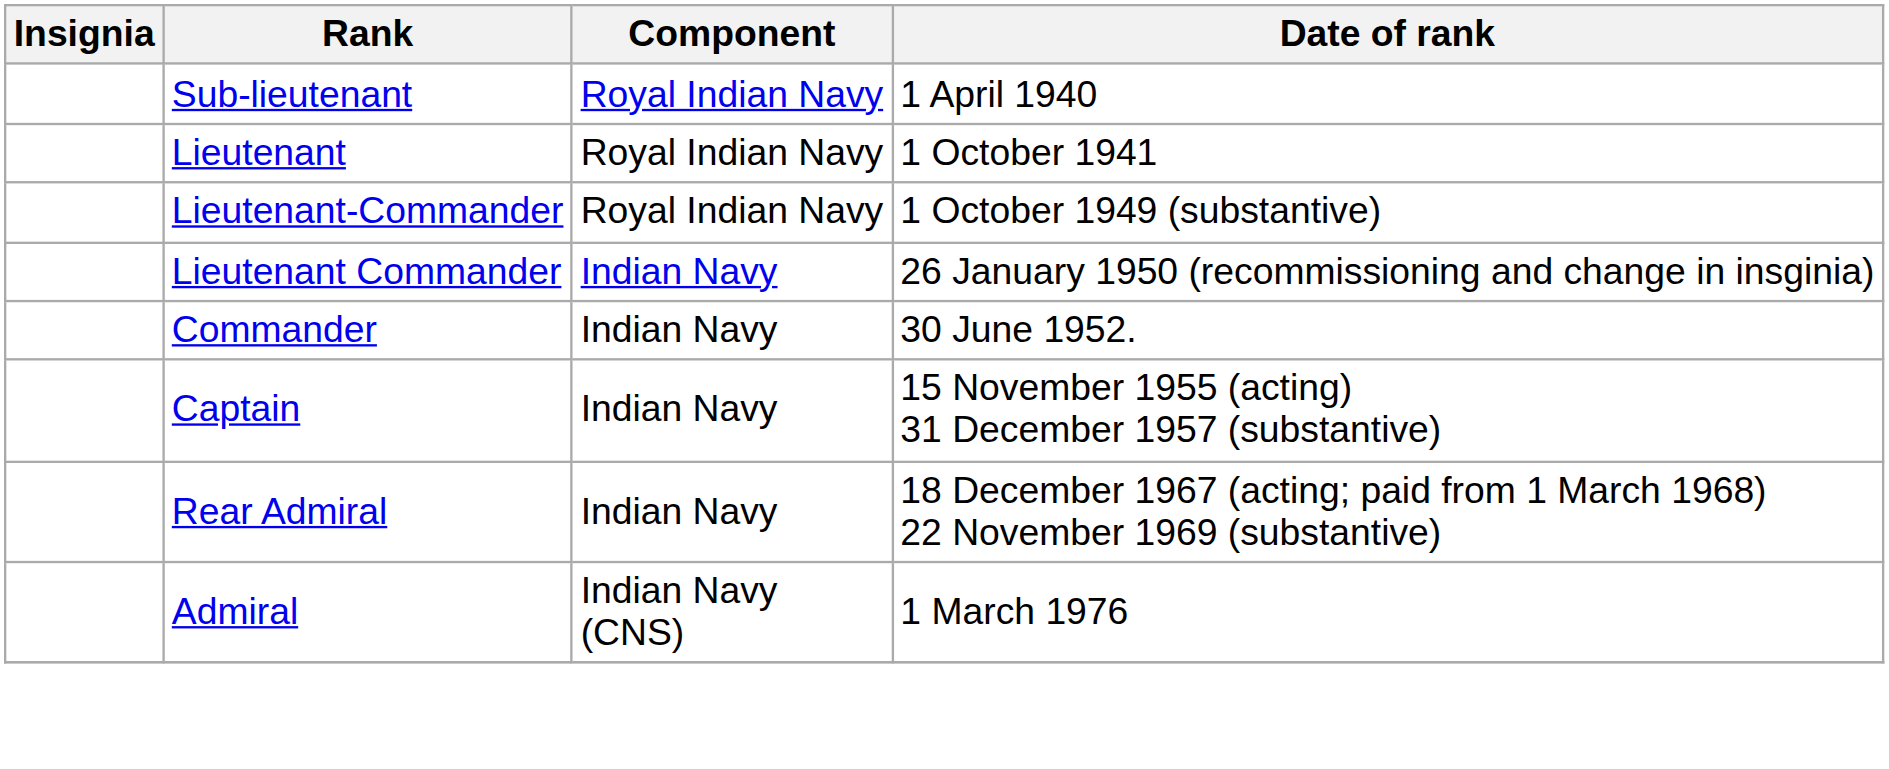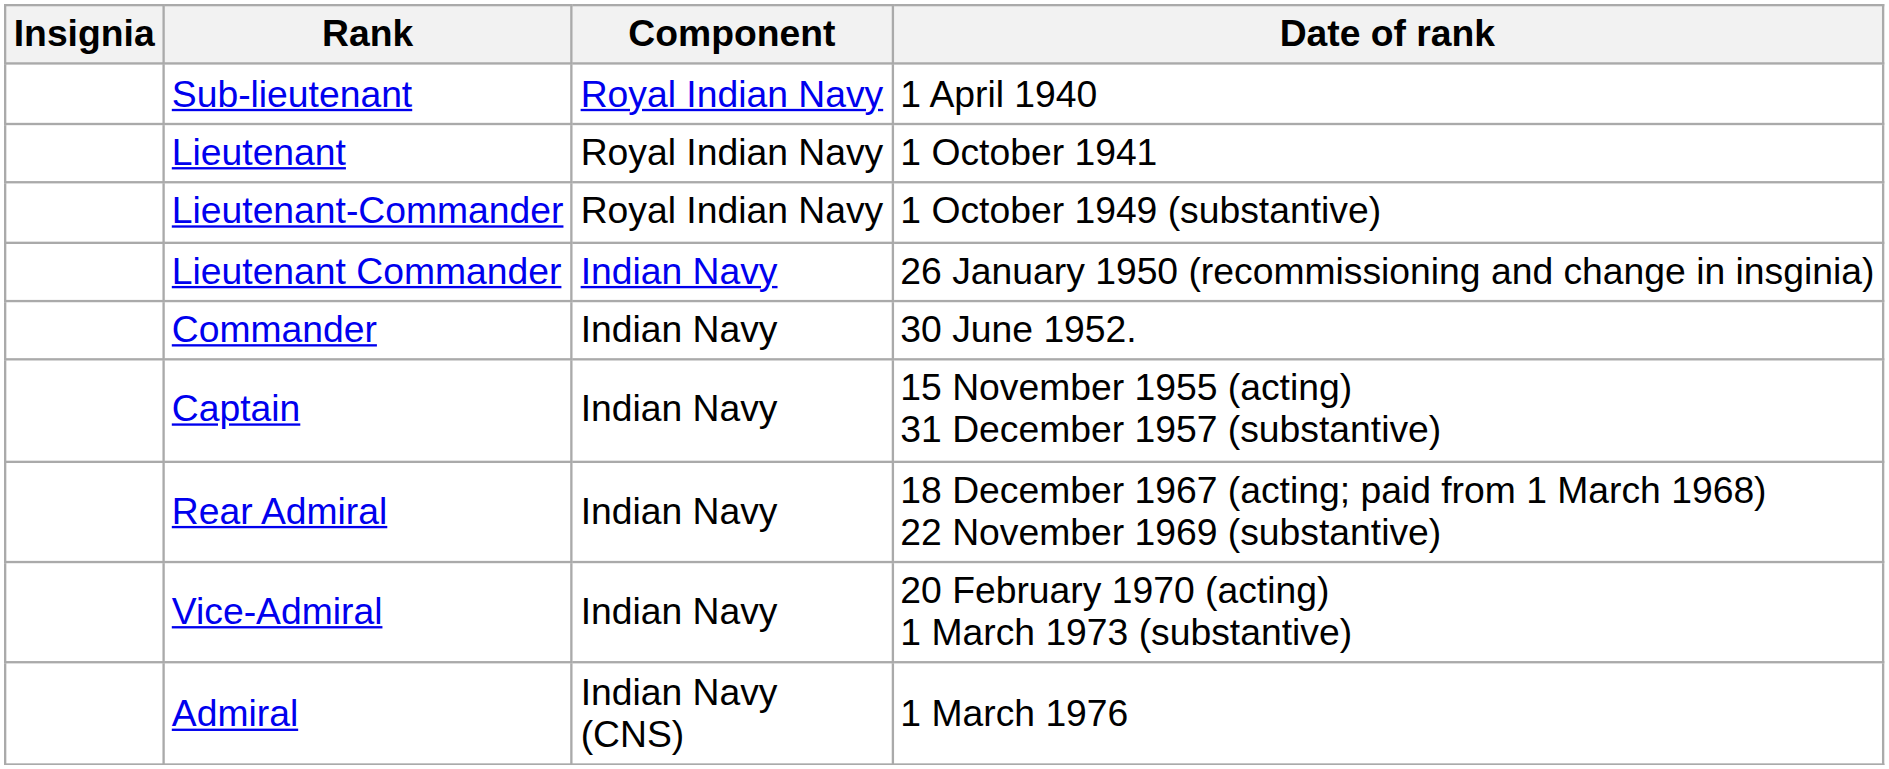+ row: (277, 611)
